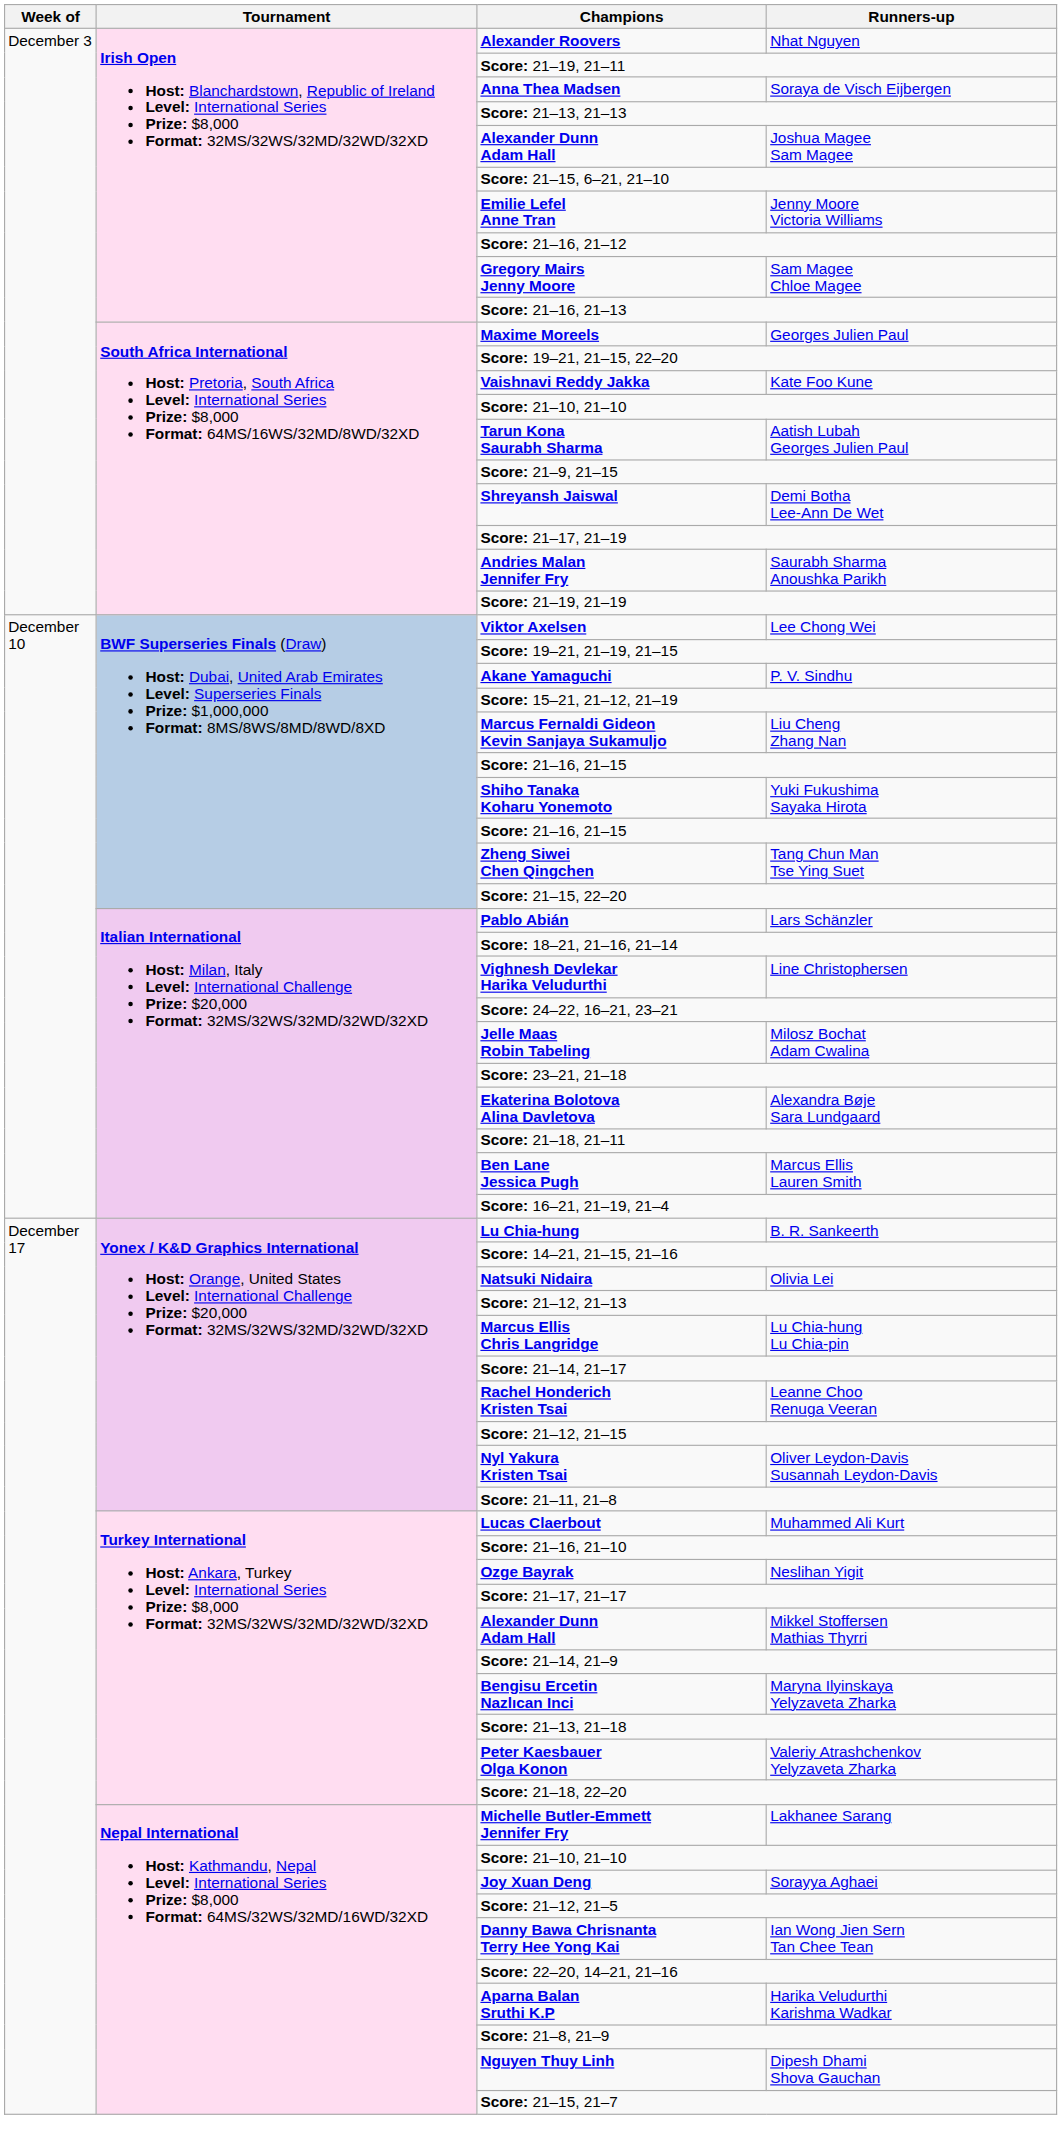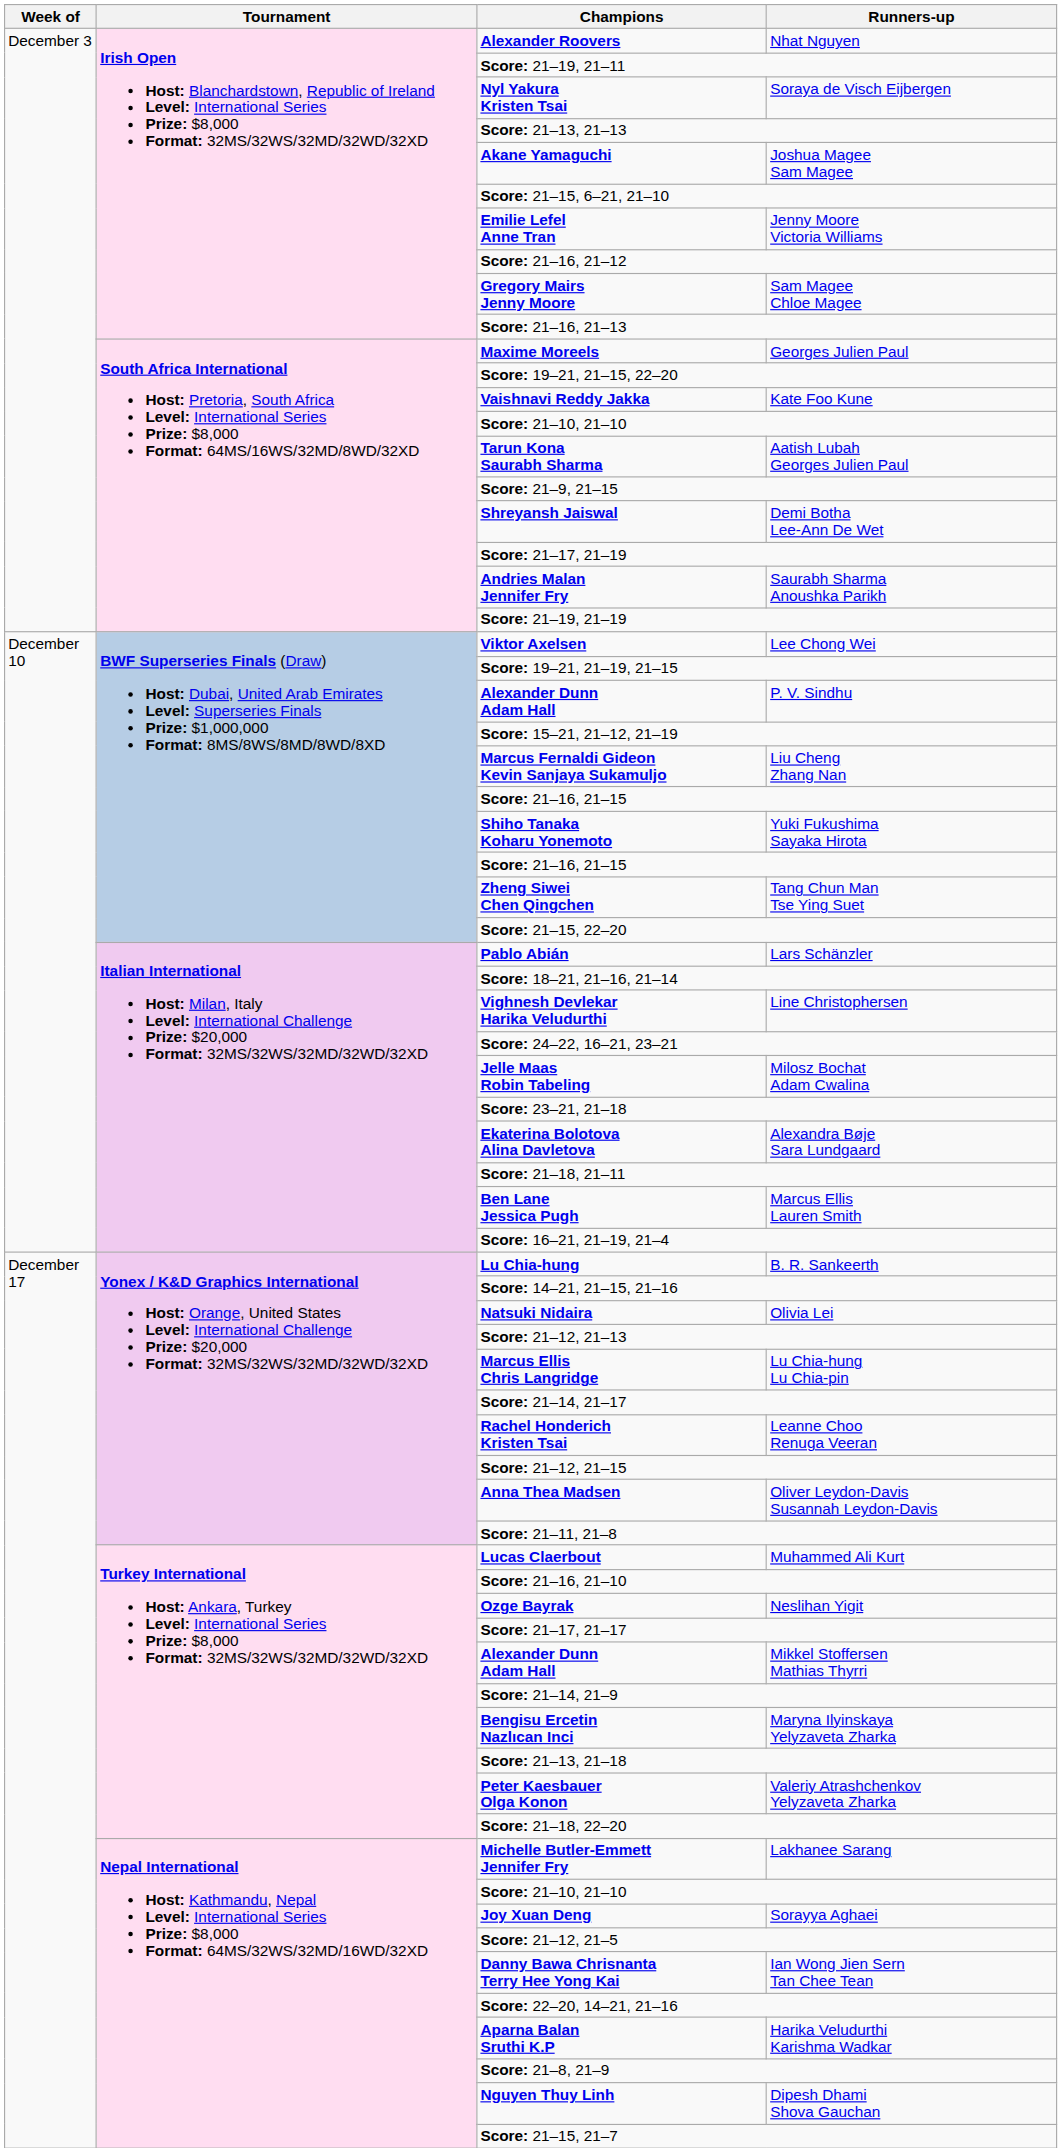(550, 89) Anna Thea Madsen -> (524, 97) Nyl Yakura Kristen Tsai
(539, 146) Alexander Dunn Adam Hall -> (546, 154) Akane Yamaguchi
(546, 675) Akane Yamaguchi -> (539, 701) Alexander Dunn Adam Hall
(524, 1466) Nyl Yakura Kristen Tsai -> (550, 1491) Anna Thea Madsen
